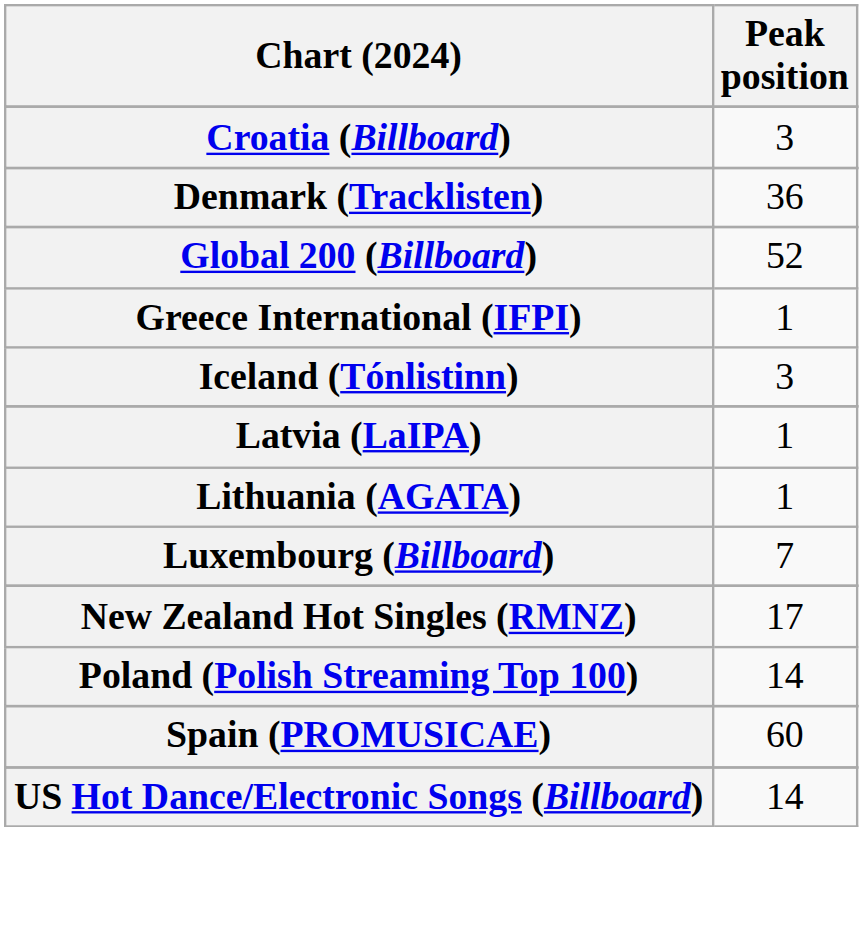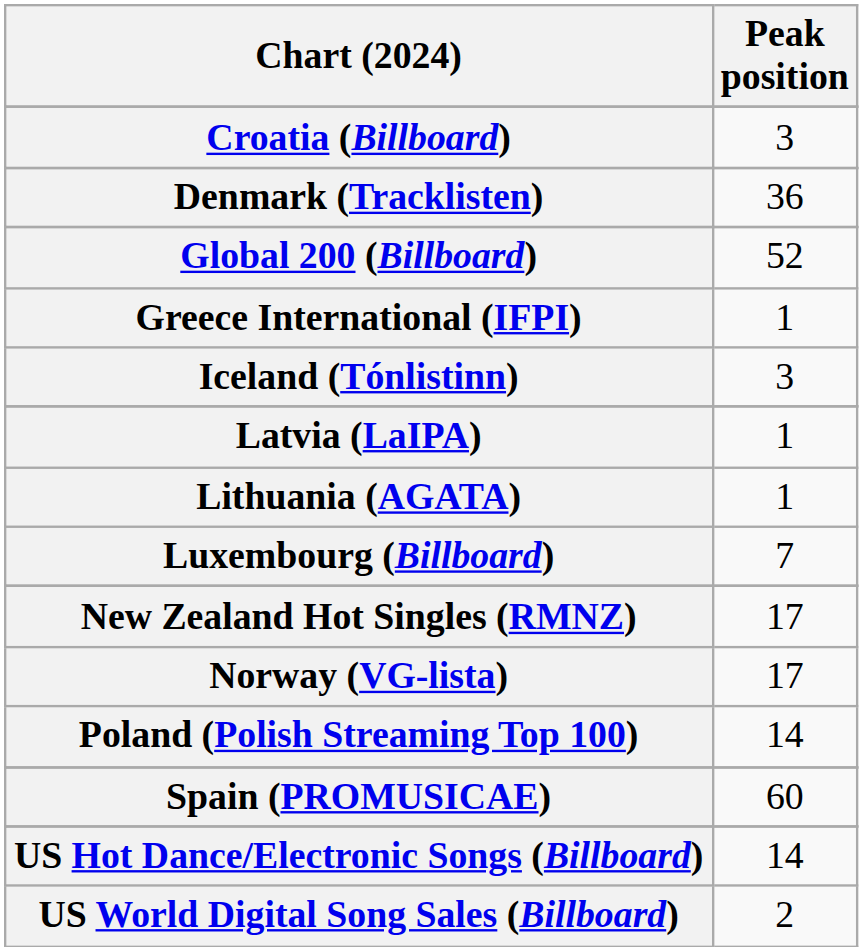+ row: (359, 675)
+ row: (359, 915)
